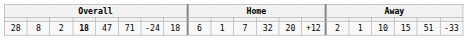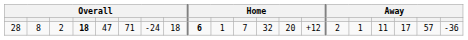(199, 28) normal -> (199, 28) bold
(383, 28) 10 -> (383, 28) 11
(406, 28) 15 -> (406, 28) 17
(429, 28) 51 -> (429, 28) 57
(451, 28) -33 -> (451, 28) -36
